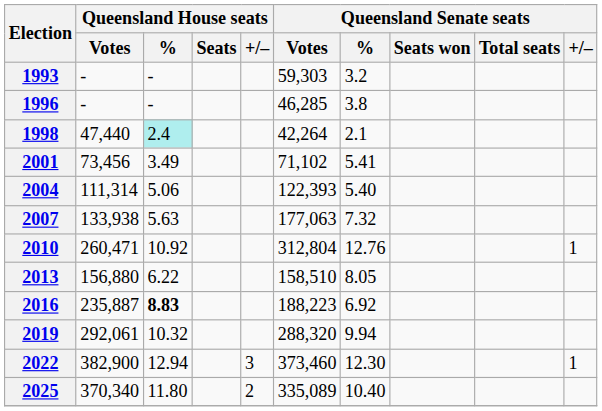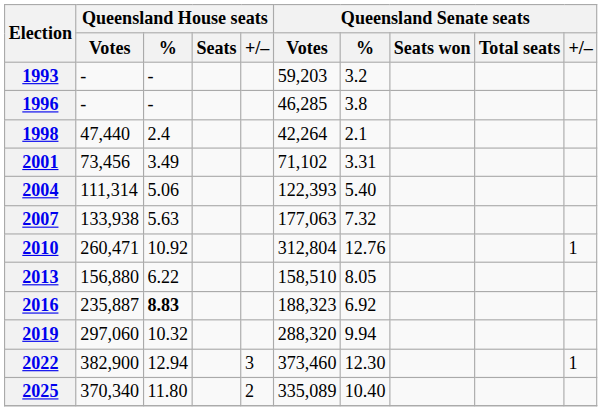(303, 76) 59,303 -> (303, 76) 59,203
(159, 133) paleturquoise background -> (159, 133) no background
(361, 162) 5.41 -> (361, 162) 3.31
(307, 305) 188,223 -> (307, 305) 188,323
(110, 334) 292,061 -> (110, 334) 297,060
